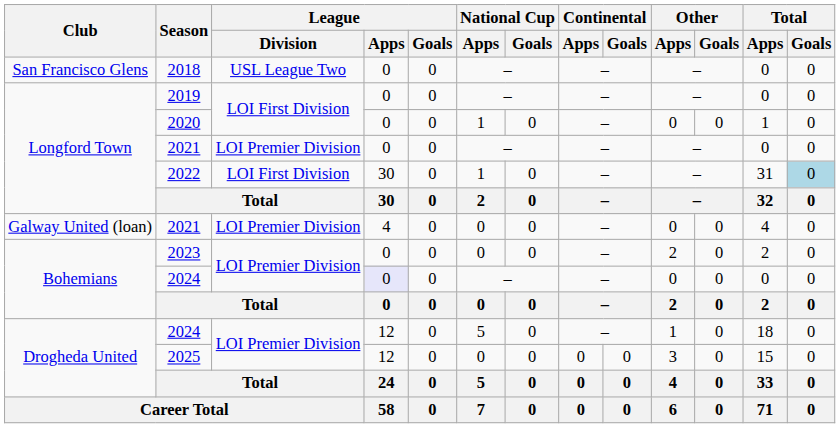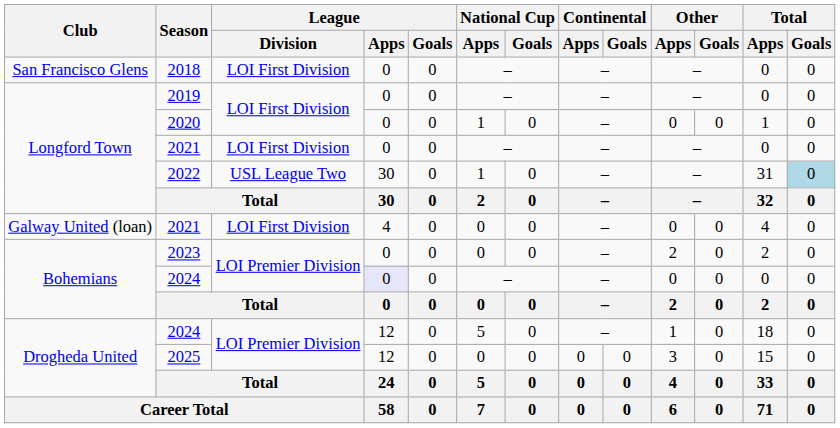(288, 69) USL League Two -> (288, 69) LOI First Division
(288, 148) LOI Premier Division -> (288, 148) LOI First Division
(288, 174) LOI First Division -> (288, 174) USL League Two
(288, 226) LOI Premier Division -> (288, 226) LOI First Division
